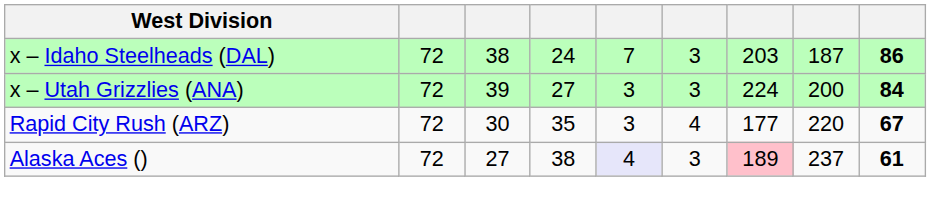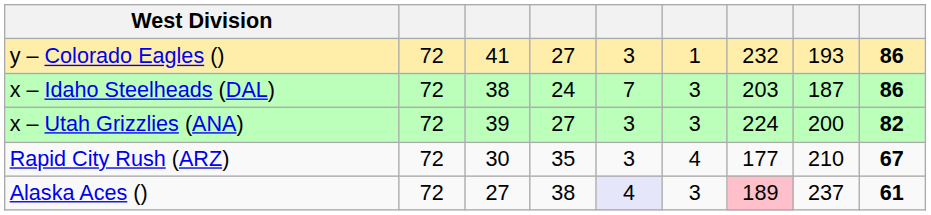+ row: (117, 55)
(892, 90) 84 -> (892, 124) 82
(826, 124) 220 -> (826, 158) 210
